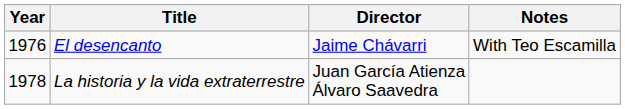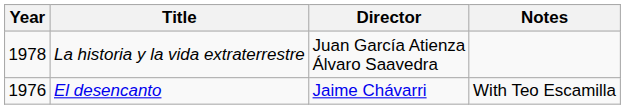rows swapped: (108, 44) <-> (179, 81)
